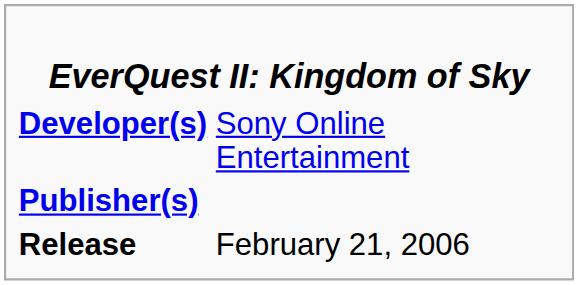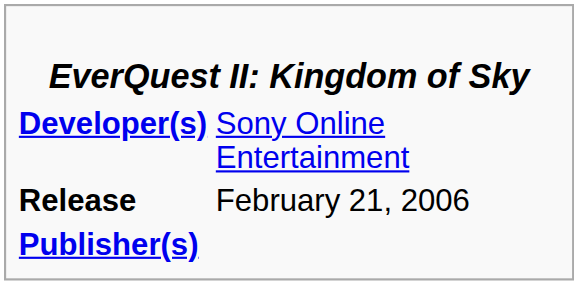rows swapped: (109, 200) <-> (78, 243)
